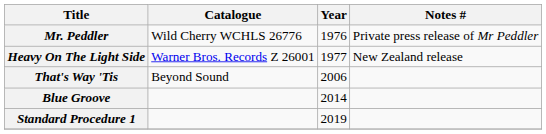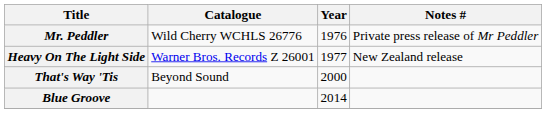(334, 77) 2006 -> (334, 77) 2000
- row: (76, 118)
